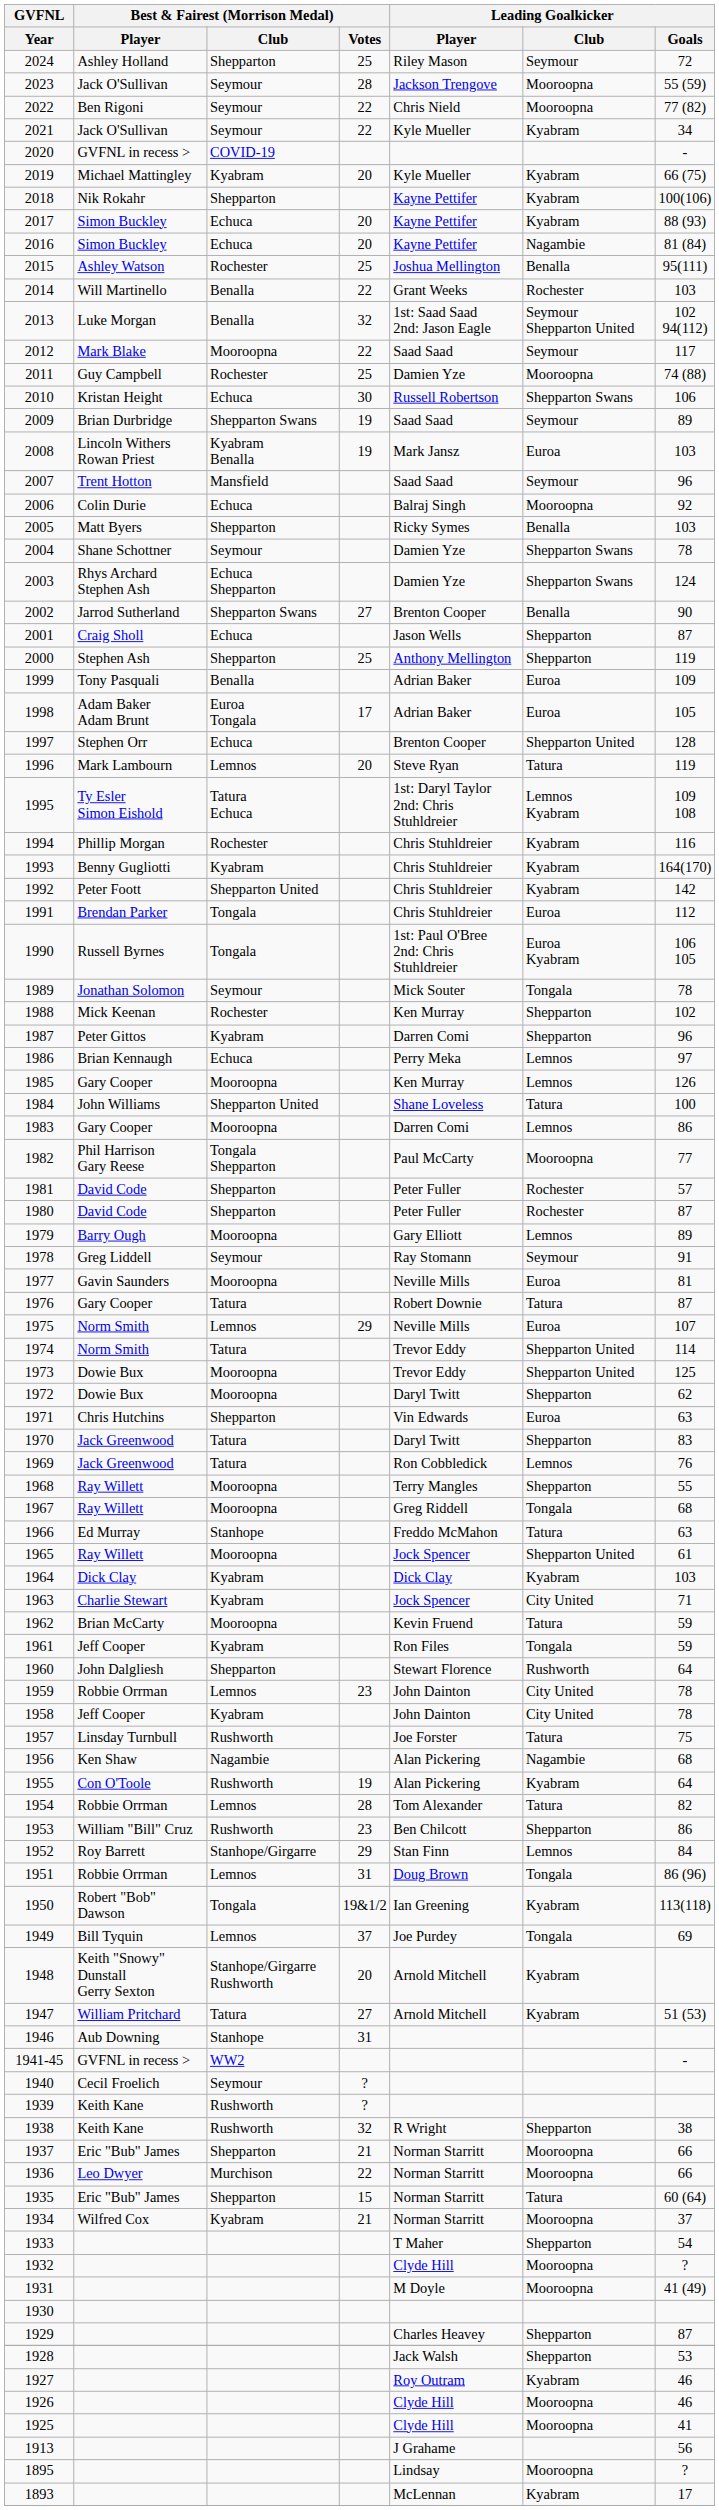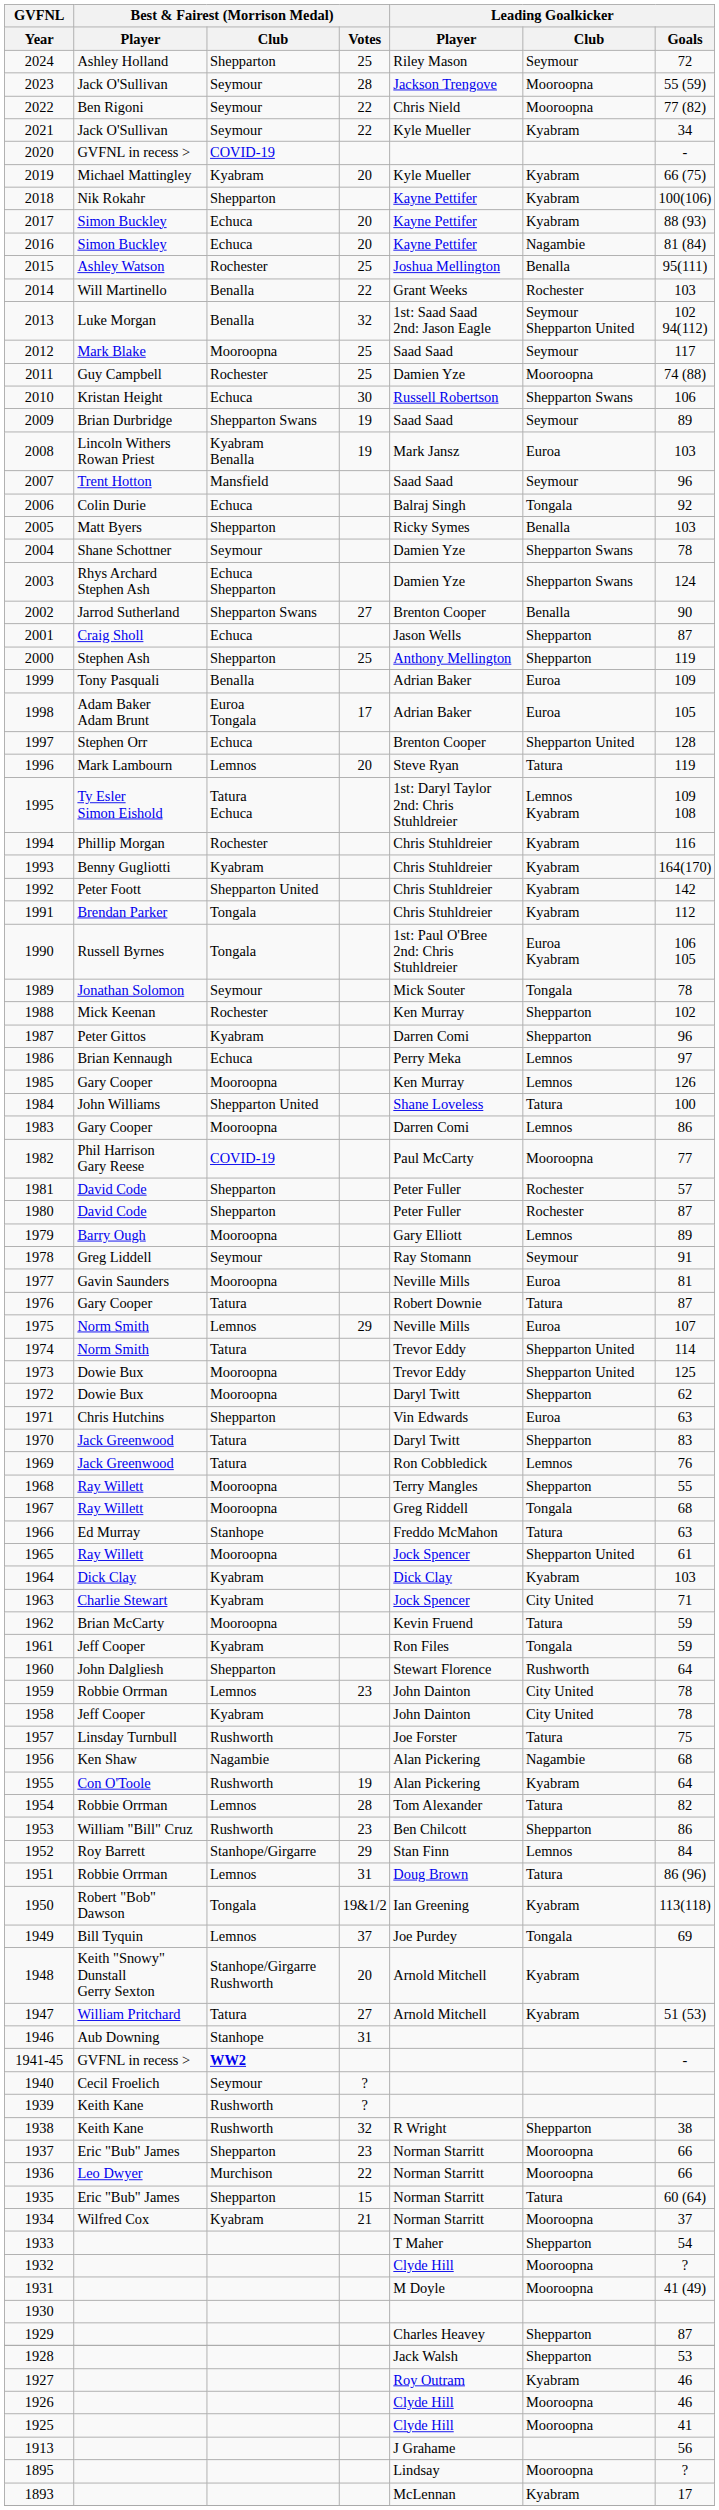(365, 351) 22 -> (365, 351) 25
(560, 505) Mooroopna -> (549, 505) Tongala
(543, 912) Euroa -> (553, 912) Kyabram
(243, 1158) Tongala Shepparton -> (242, 1158) COVID-19
(549, 1874) Tongala -> (544, 1874) Tatura
(227, 2060) normal -> (228, 2060) bold
(365, 2151) 21 -> (365, 2151) 23
